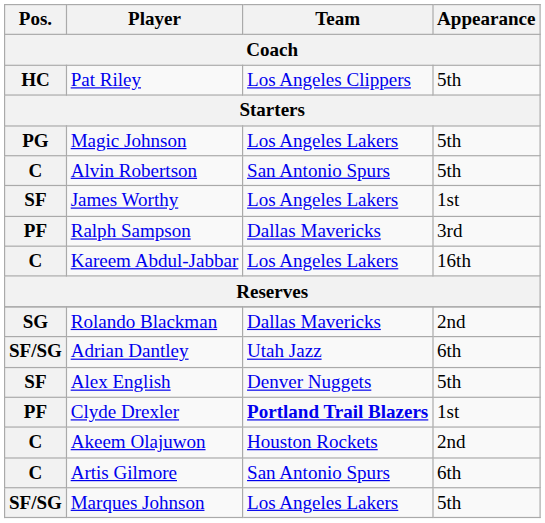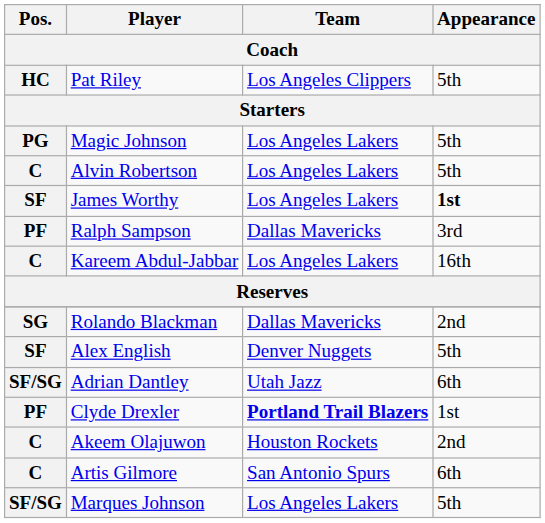(318, 170) San Antonio Spurs -> (323, 170) Los Angeles Lakers
(448, 200) normal -> (449, 200) bold
rows swapped: (130, 351) <-> (121, 381)
